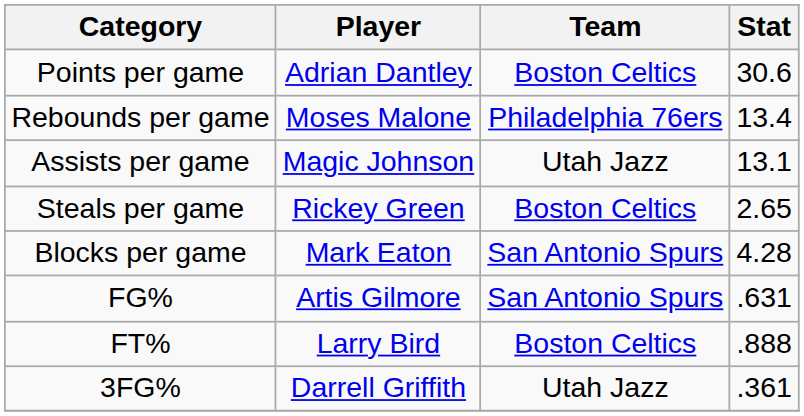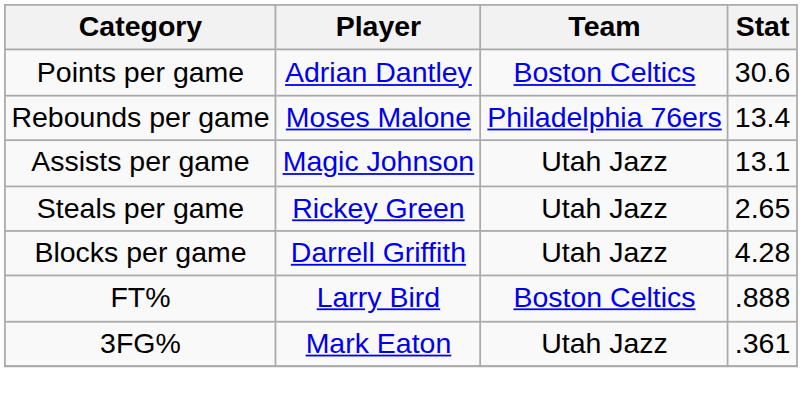(605, 207) Boston Celtics -> (605, 207) Utah Jazz
(378, 252) Mark Eaton -> (378, 252) Darrell Griffith
(605, 252) San Antonio Spurs -> (605, 252) Utah Jazz
- row: (140, 298)
(378, 388) Darrell Griffith -> (378, 343) Mark Eaton
